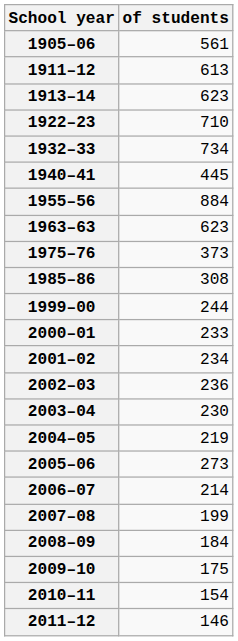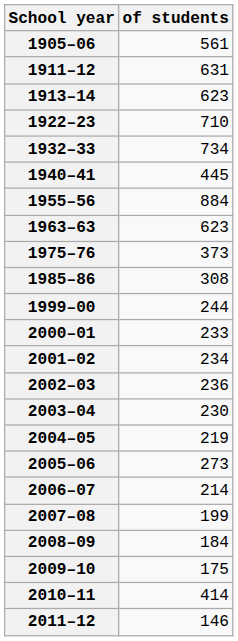(214, 70) 613 -> (214, 70) 631
(214, 596) 154 -> (214, 596) 414
